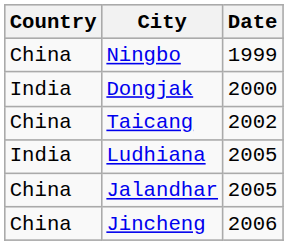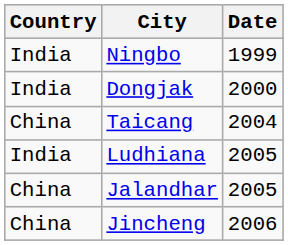(41, 55) China -> (41, 55) India
(253, 123) 2002 -> (253, 123) 2004
